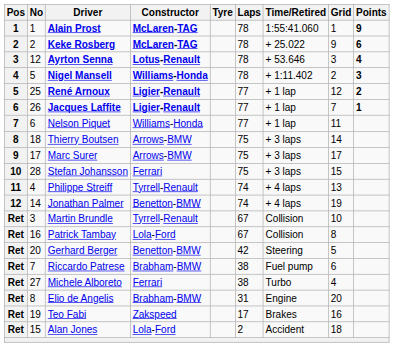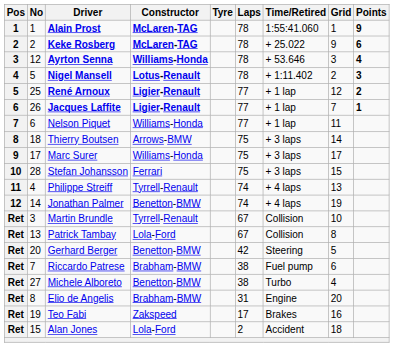(166, 60) Lotus-Renault -> (170, 60) Williams-Honda
(170, 76) Williams-Honda -> (166, 76) Lotus-Renault
(162, 155) Arrows-BMW -> (168, 155) Williams-Honda
(35, 235) 16 -> (35, 235) 13
(147, 282) Ferrari -> (167, 282) Benetton-BMW
